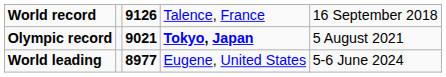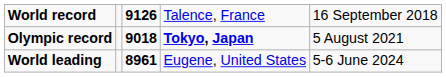(141, 38) 9021 -> (141, 38) 9018
(141, 60) 8977 -> (141, 60) 8961
